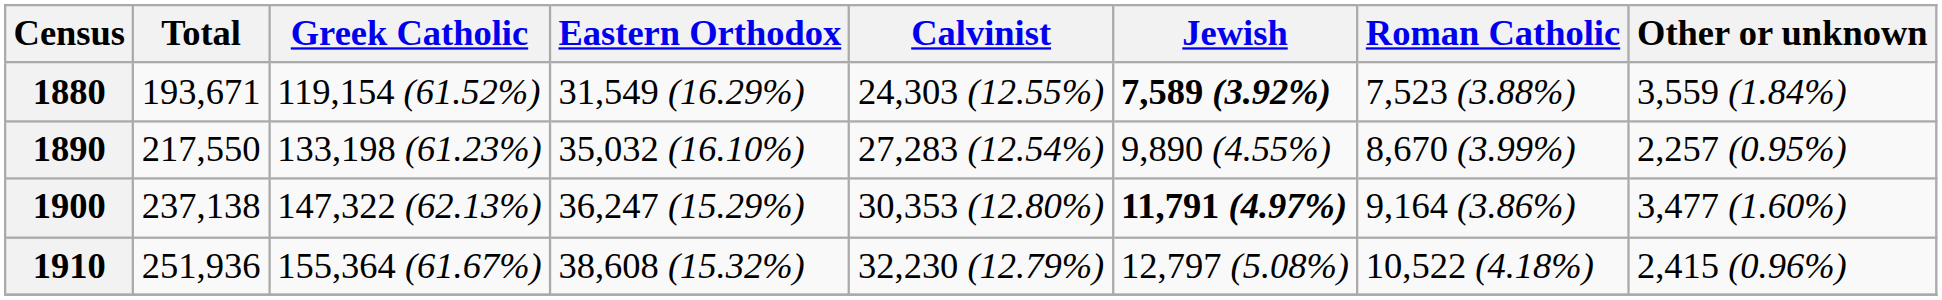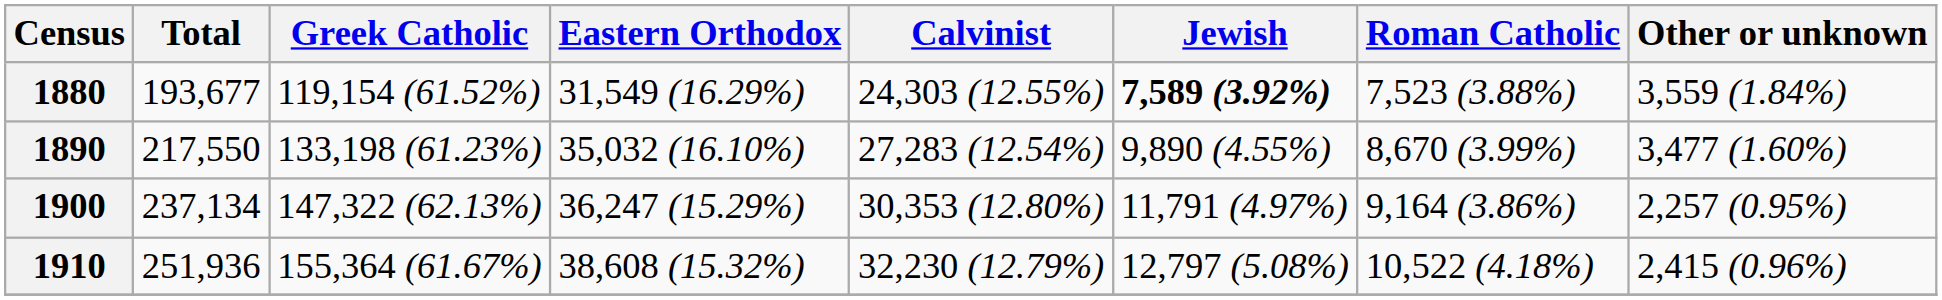(201, 91) 193,671 -> (201, 91) 193,677
(1742, 149) 2,257 (0.95%) -> (1742, 149) 3,477 (1.60%)
(201, 206) 237,138 -> (201, 206) 237,134
(1234, 206) bold -> (1234, 206) normal
(1742, 206) 3,477 (1.60%) -> (1742, 206) 2,257 (0.95%)
